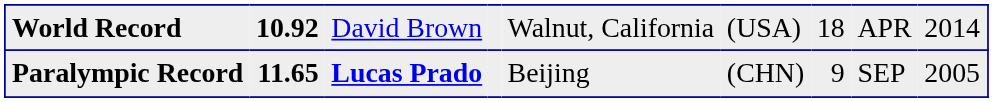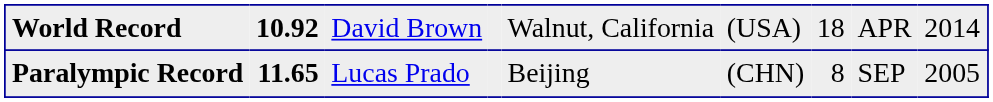(407, 73) bold -> (401, 73) normal
(838, 73) 9 -> (838, 73) 8
